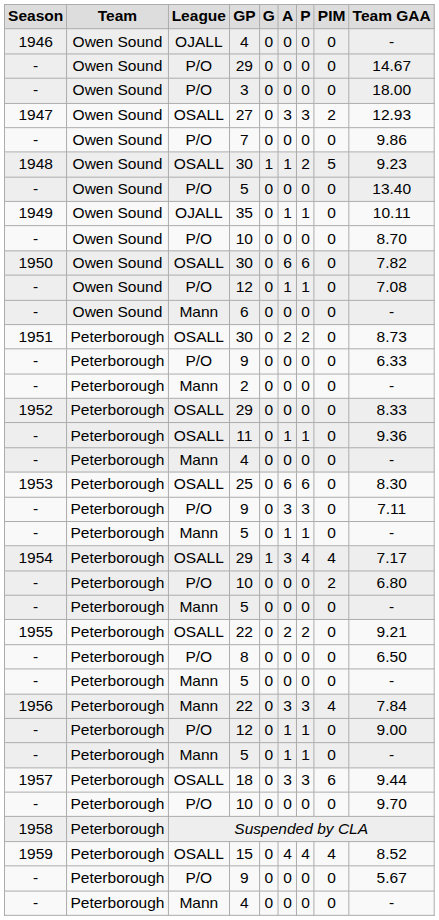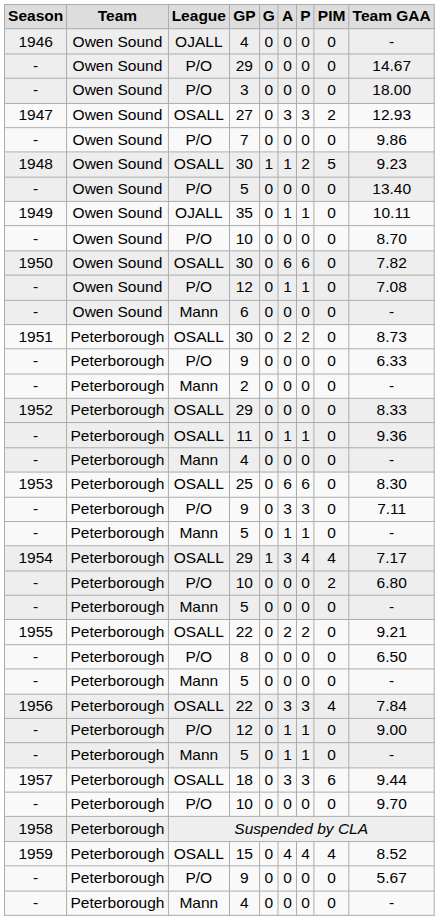(199, 705) Mann -> (199, 705) OSALL
